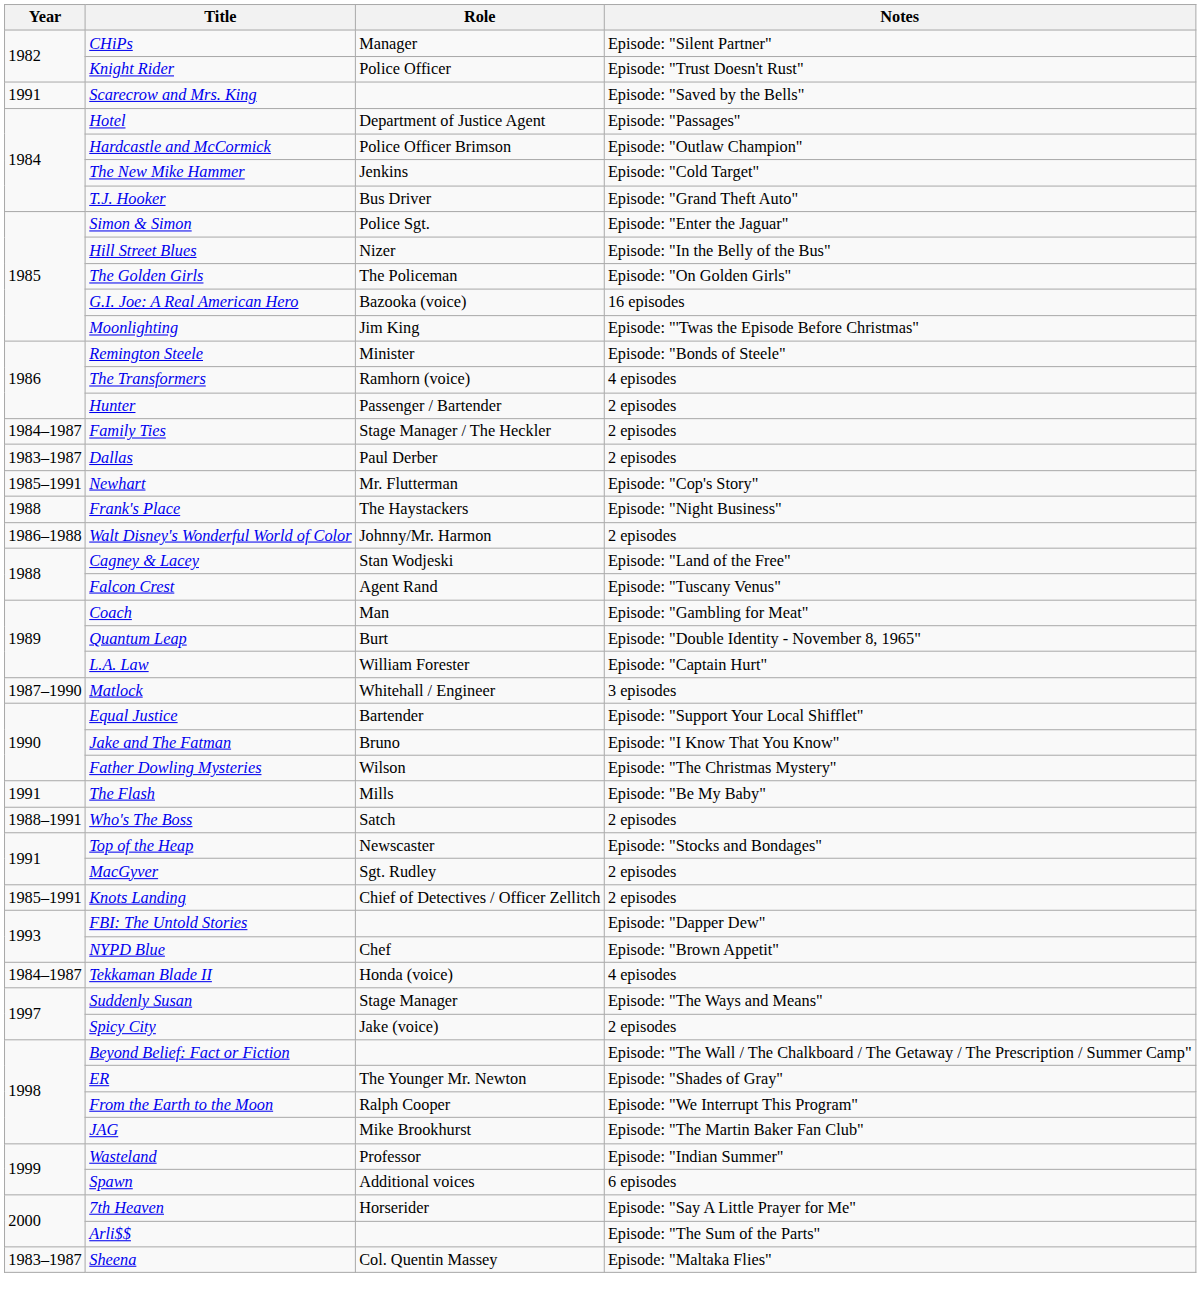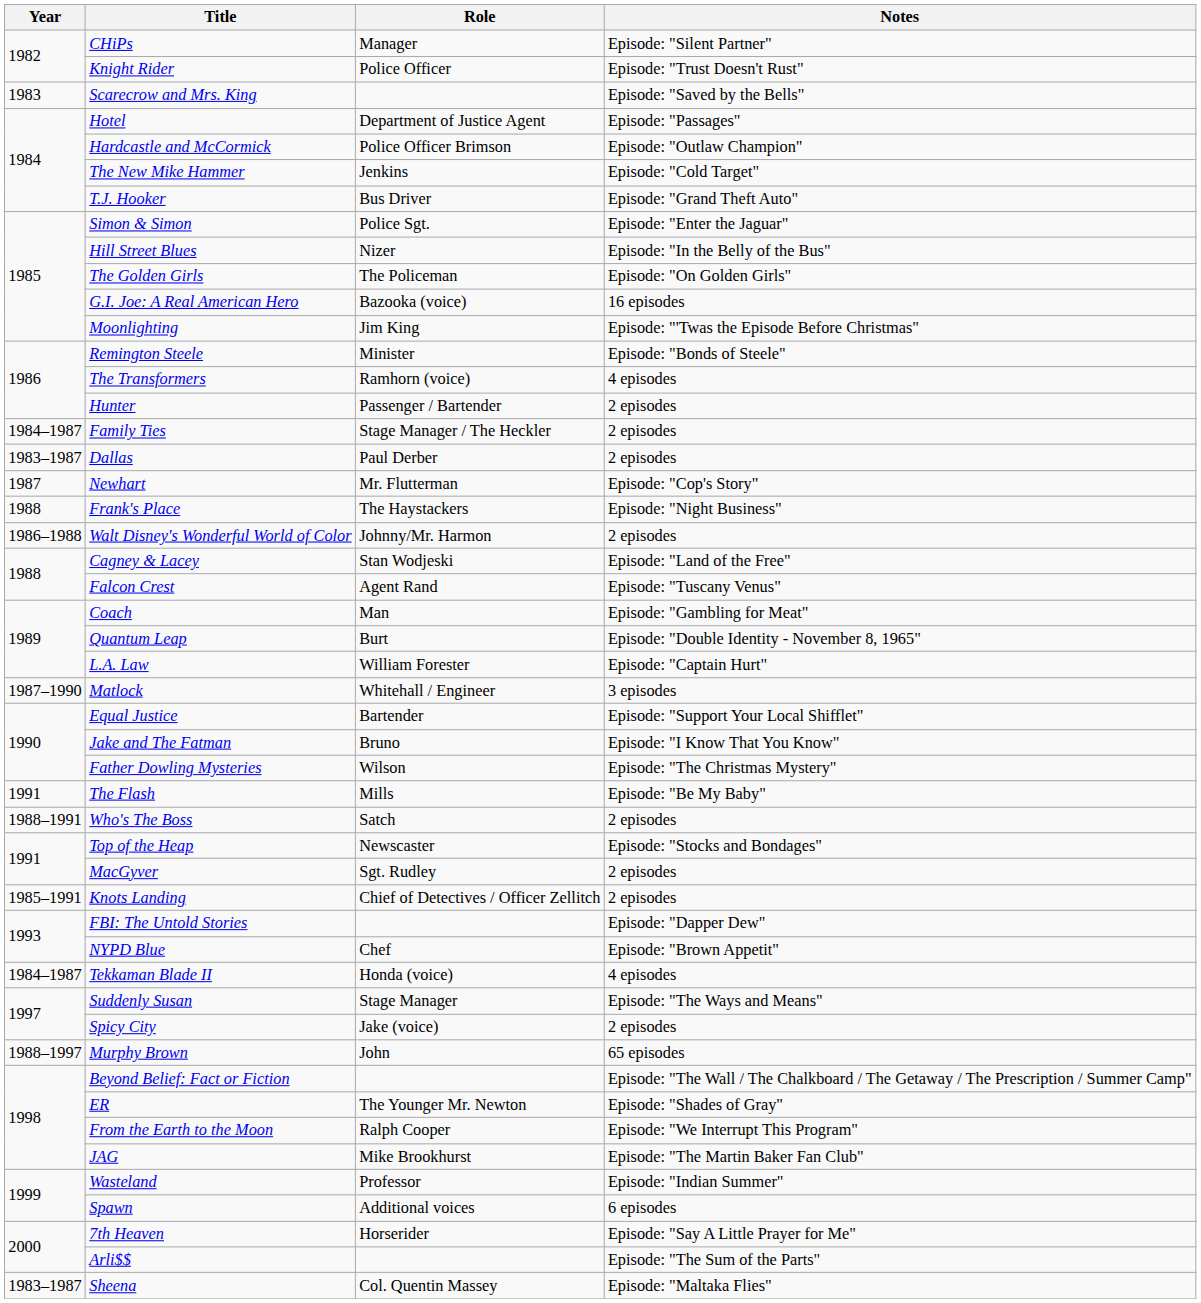(25, 95) 1991 -> (25, 95) 1983
(45, 483) 1985–1991 -> (25, 483) 1987
+ row: (139, 1052)
